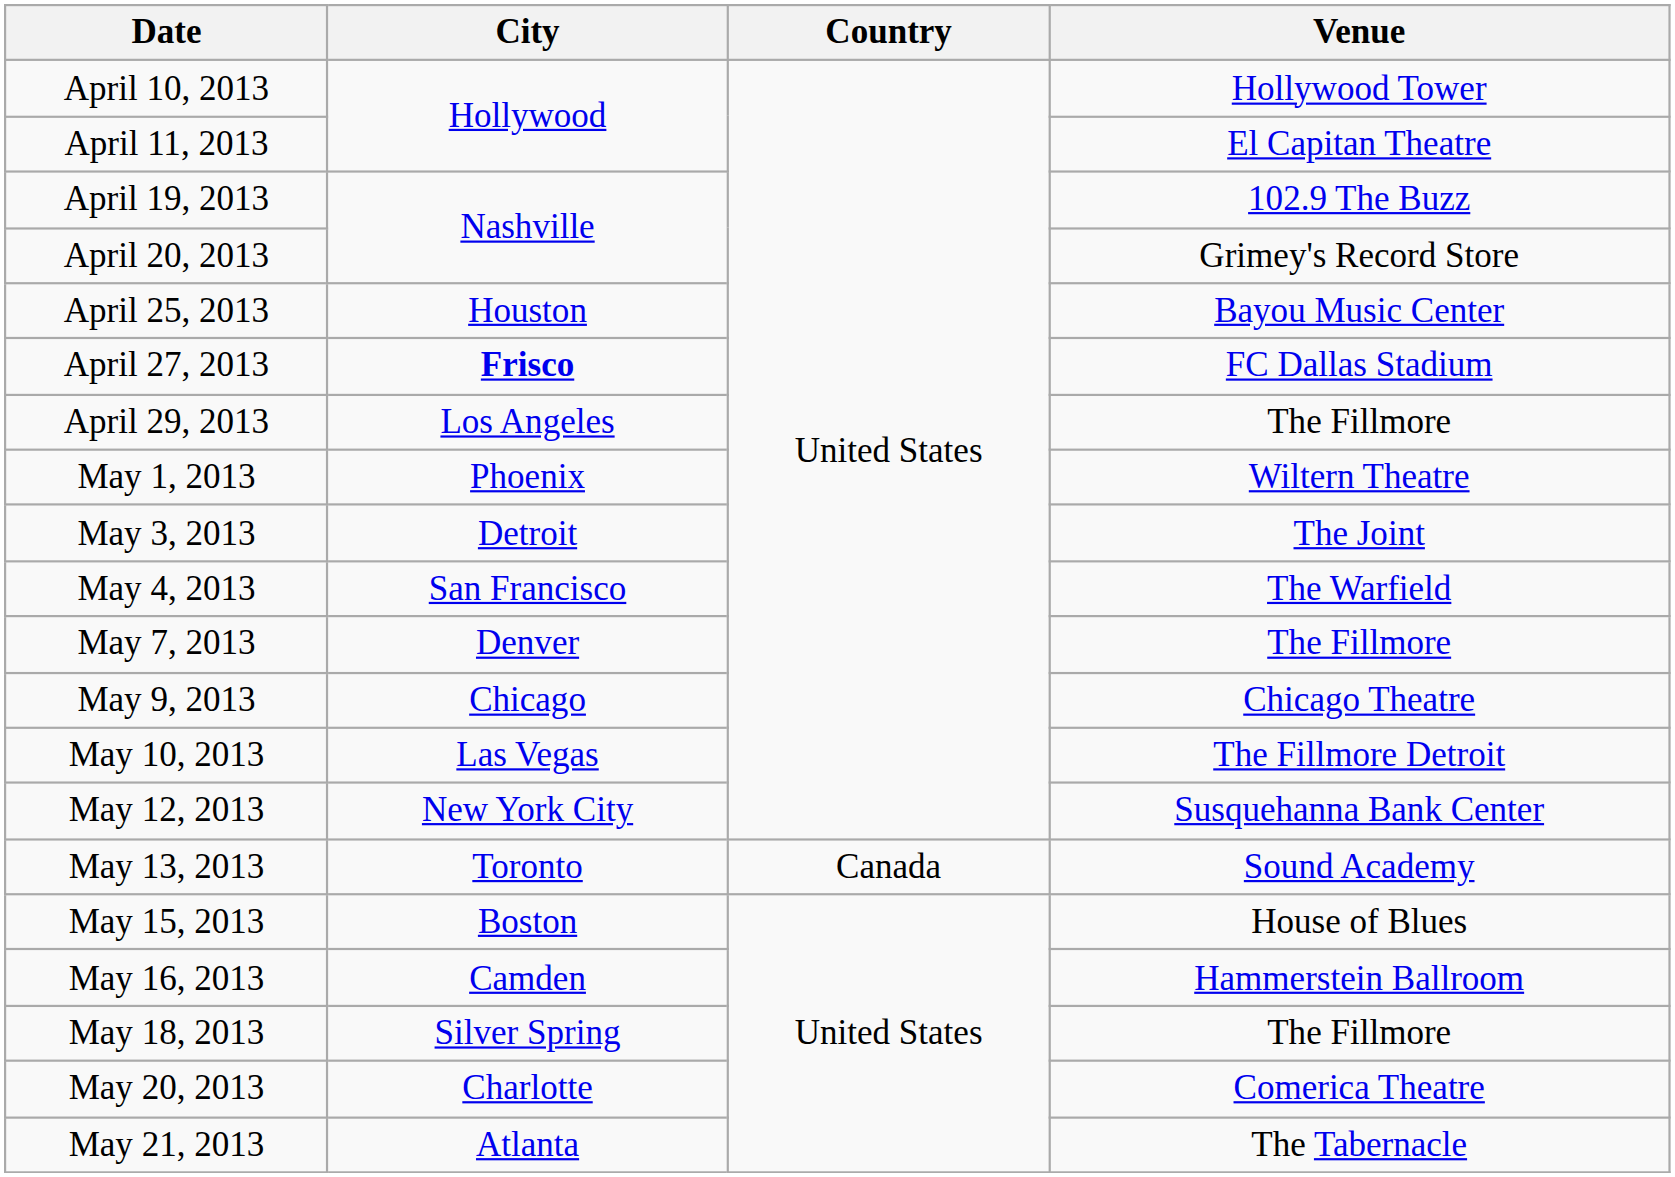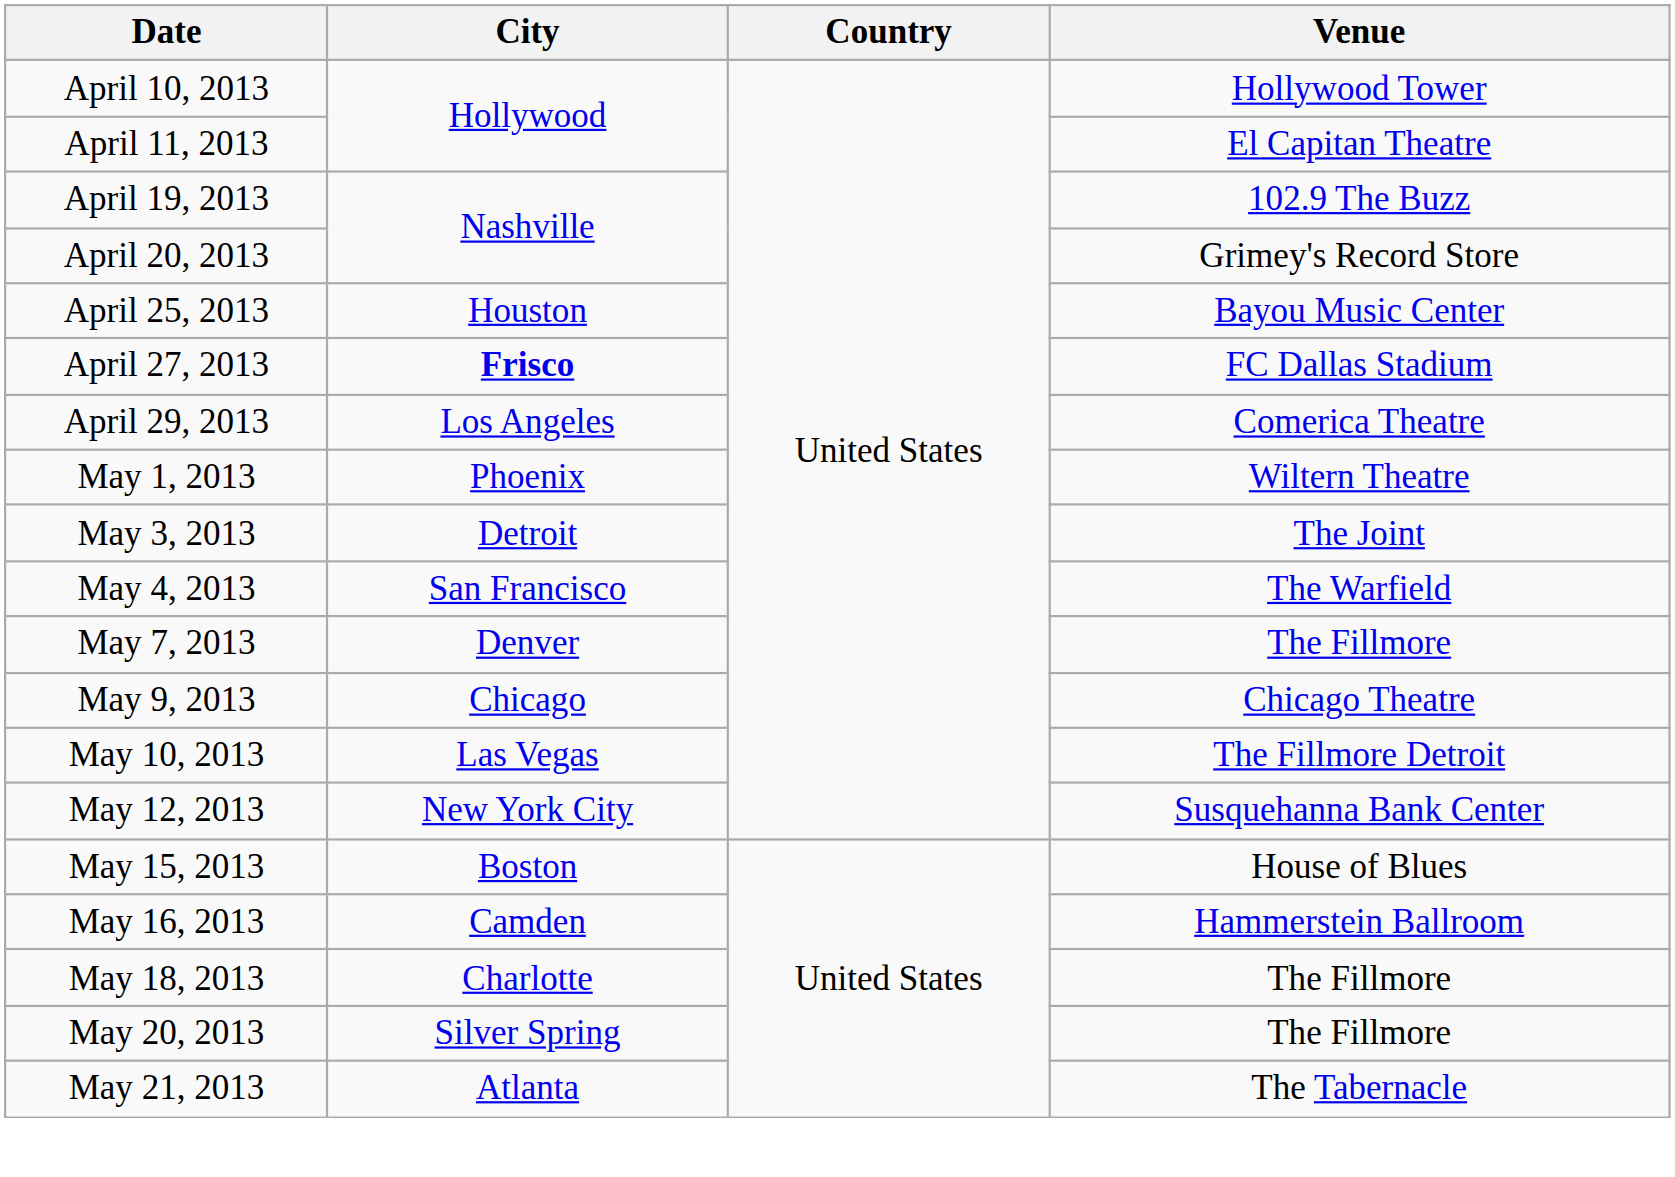(1359, 421) The Fillmore -> (1359, 421) Comerica Theatre
- row: (166, 865)
(528, 1032) Silver Spring -> (528, 976) Charlotte
(528, 1088) Charlotte -> (528, 1032) Silver Spring
(1359, 1088) Comerica Theatre -> (1359, 1032) The Fillmore
